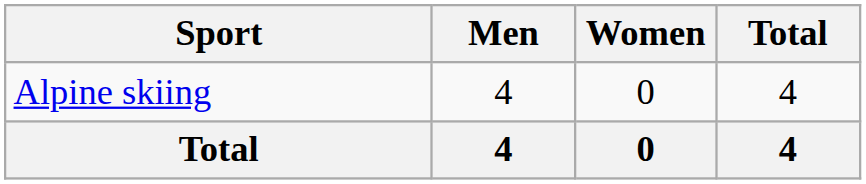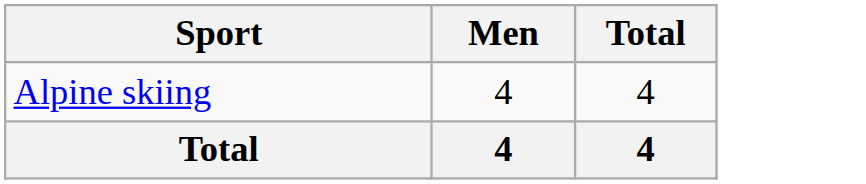- column: (646, 33)
